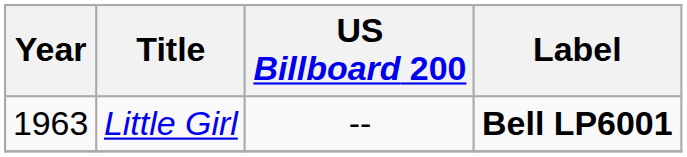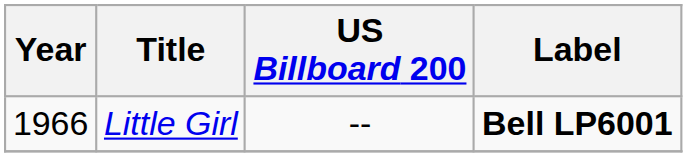(51, 123) 1963 -> (51, 123) 1966
